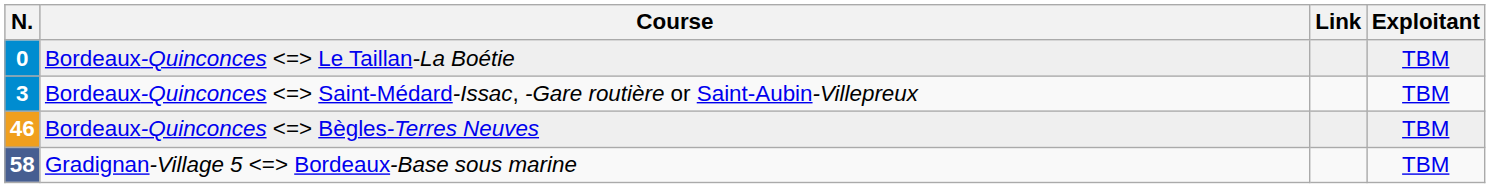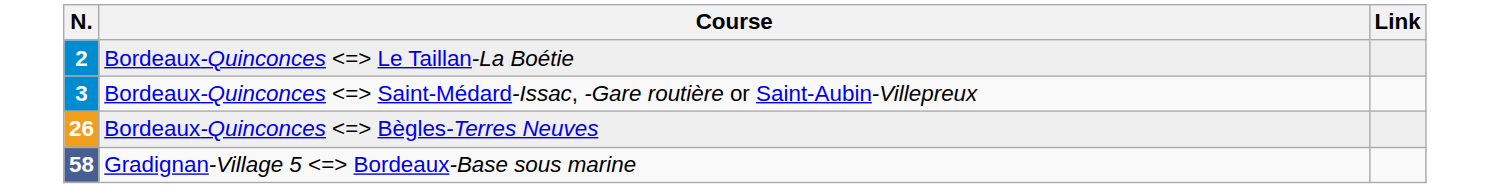- column: (1426, 22)
(22, 57) 0 -> (81, 57) 2
(22, 128) 46 -> (81, 128) 26
